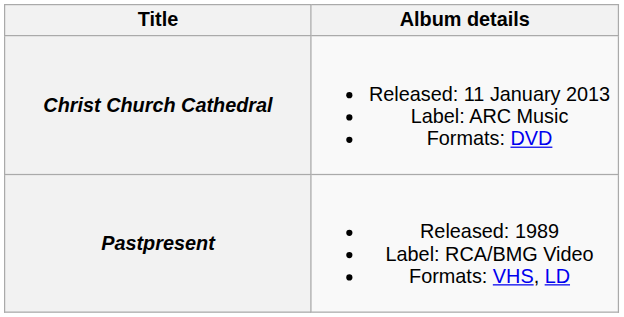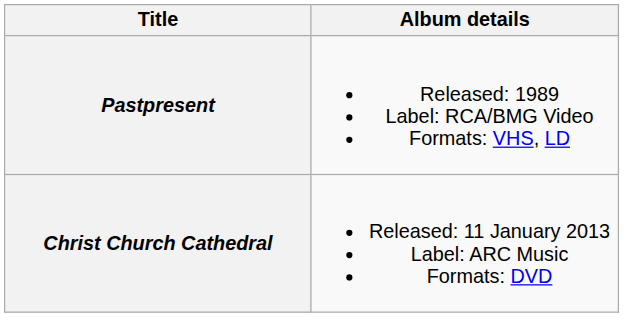rows swapped: (158, 243) <-> (158, 105)
